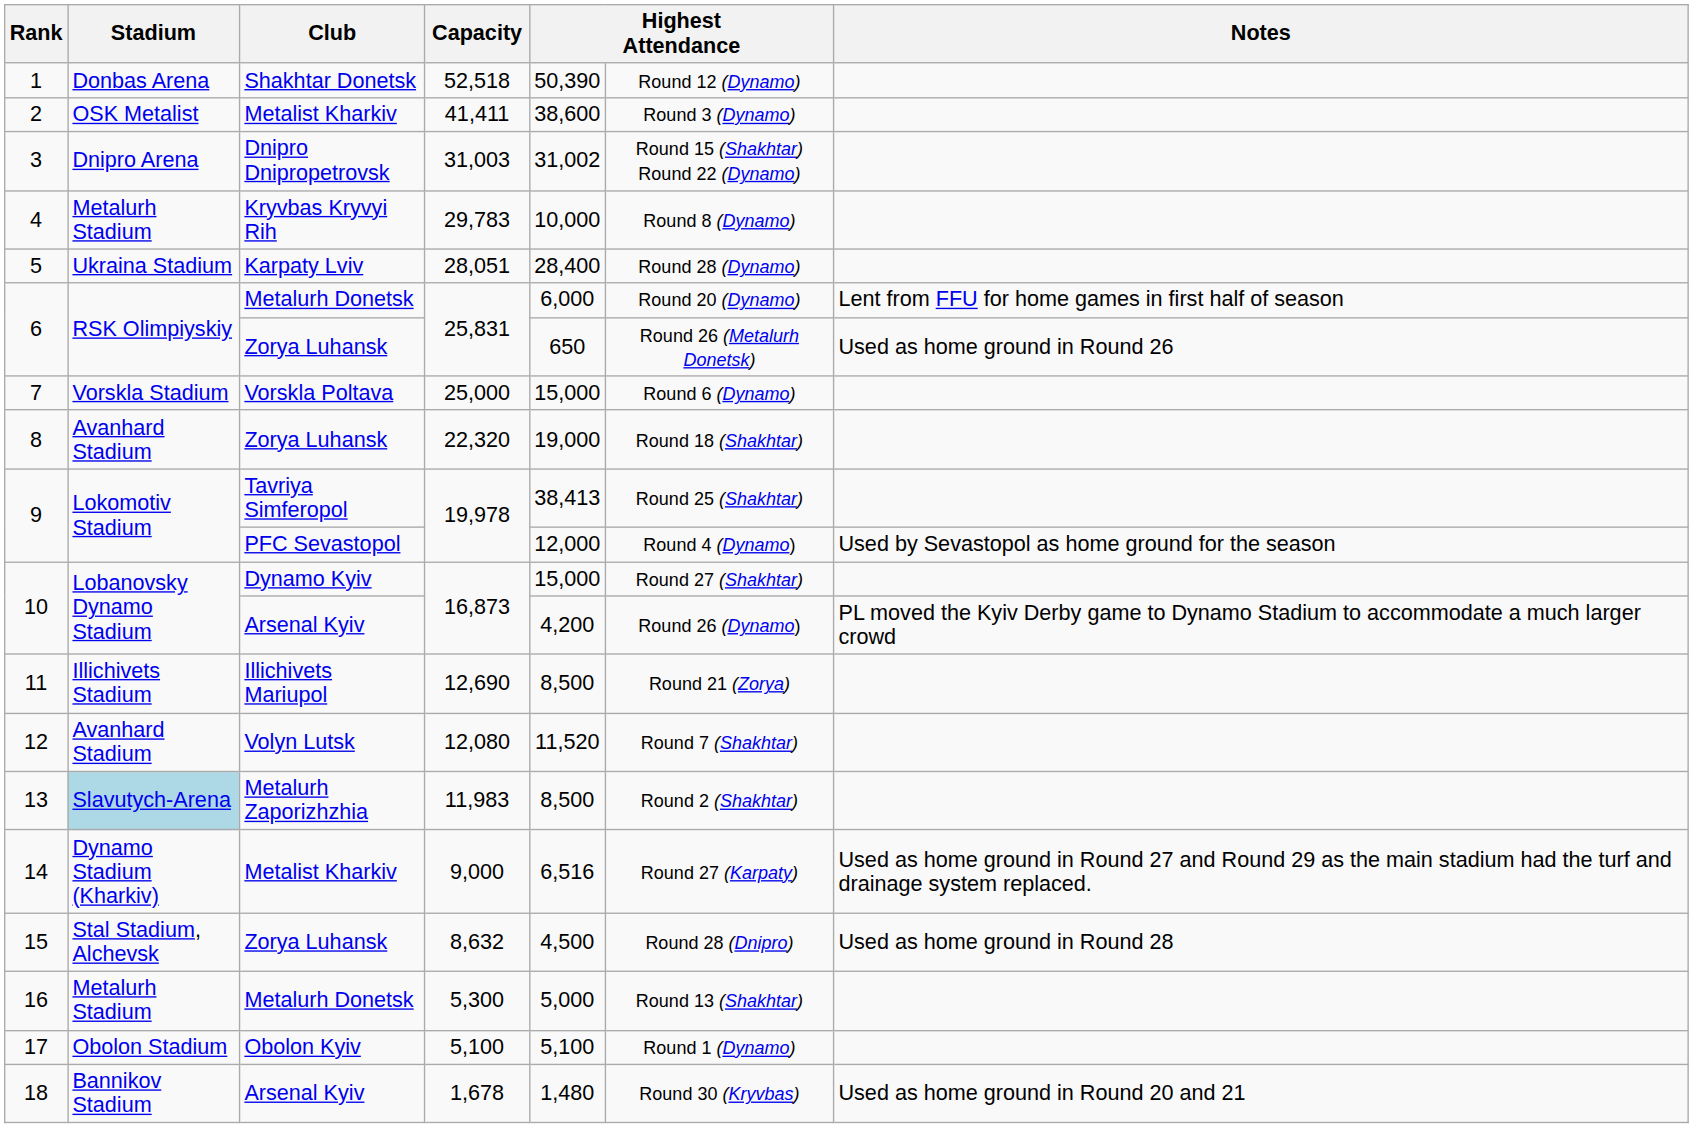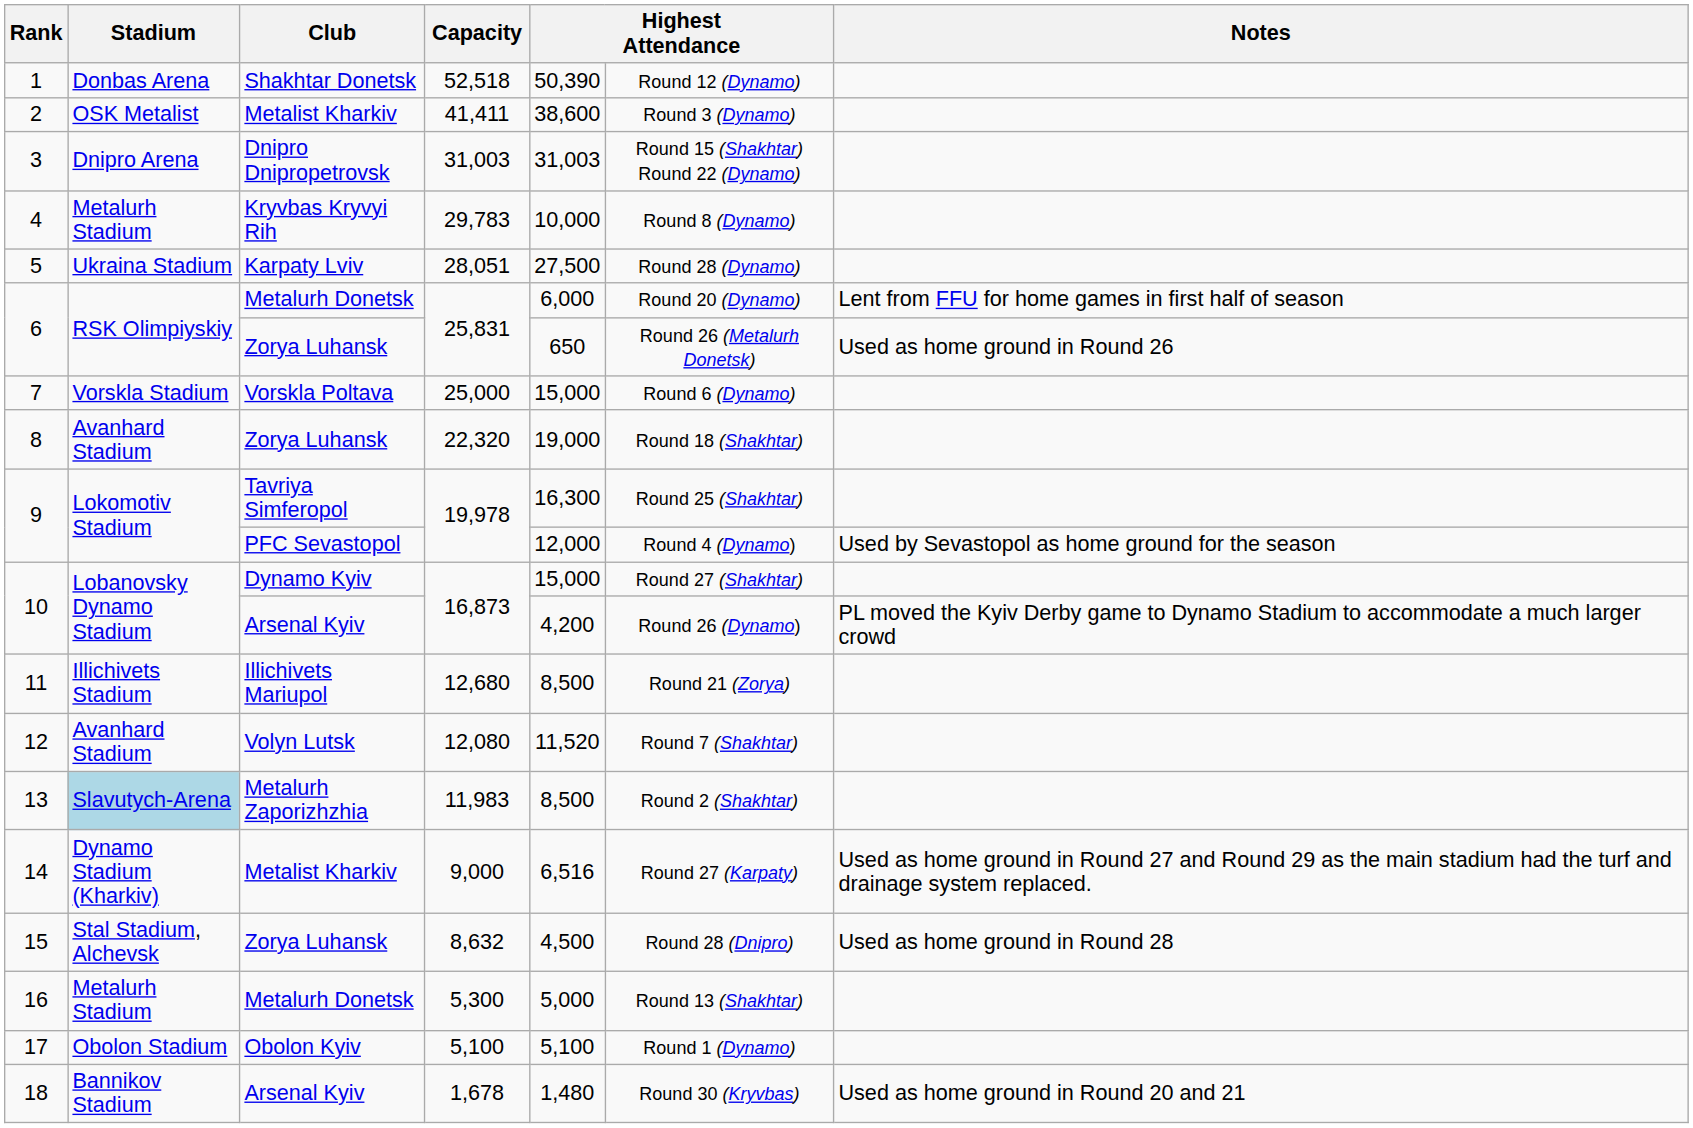(567, 160) 31,002 -> (567, 160) 31,003
(567, 265) 28,400 -> (567, 265) 27,500
(567, 497) 38,413 -> (567, 497) 16,300
(477, 683) 12,690 -> (477, 683) 12,680
